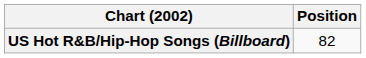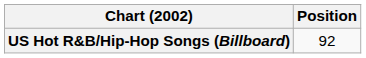(327, 40) 82 -> (327, 40) 92
